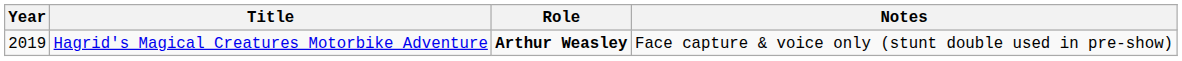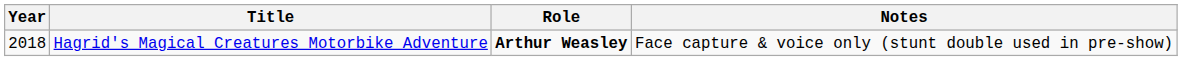(27, 43) 2019 -> (27, 43) 2018
